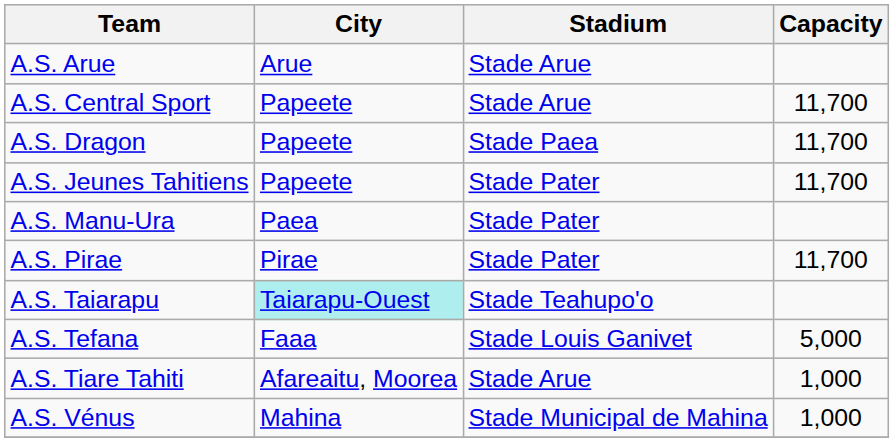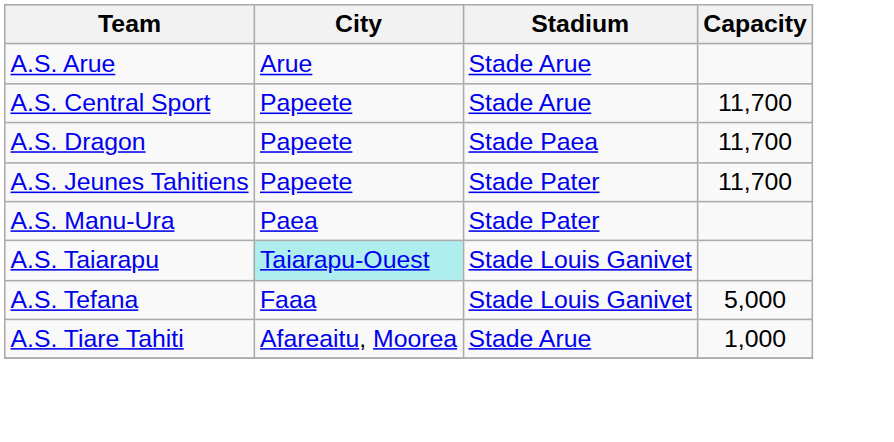- row: (66, 260)
(561, 299) Stade Teahupo'o -> (580, 260) Stade Louis Ganivet
- row: (73, 417)
